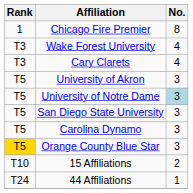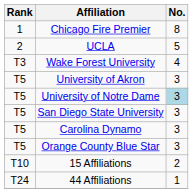+ row: (101, 46)
- row: (101, 63)
(20, 146) gold background -> (20, 146) no background
